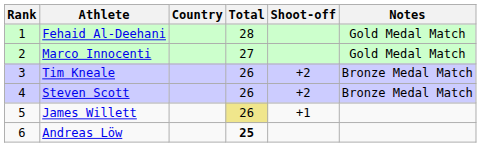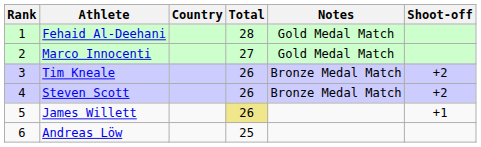columns swapped: (303, 14) <-> (407, 14)
(247, 133) bold -> (247, 133) normal
